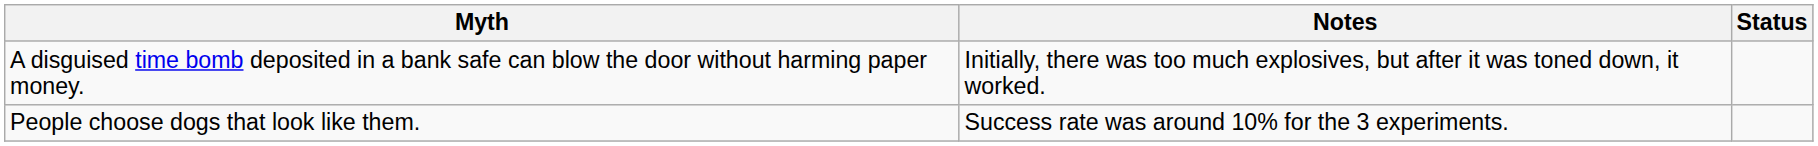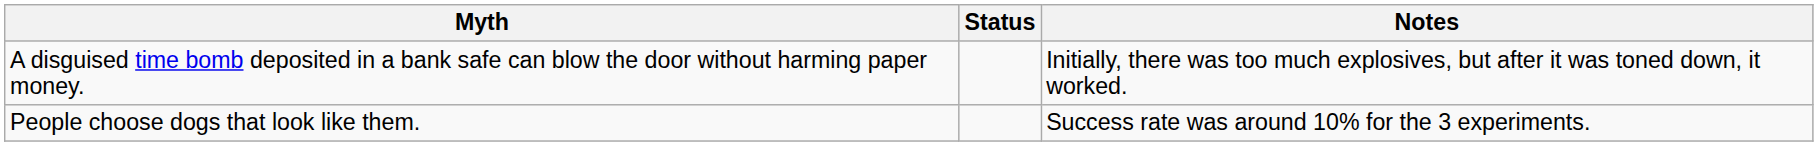columns swapped: (1772, 22) <-> (1345, 22)
